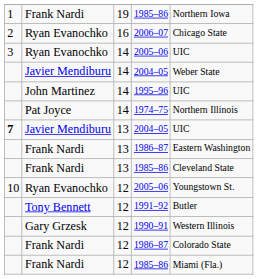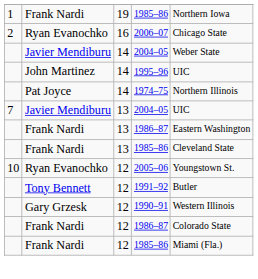- row: (123, 52)
(10, 129) bold -> (10, 110) normal
